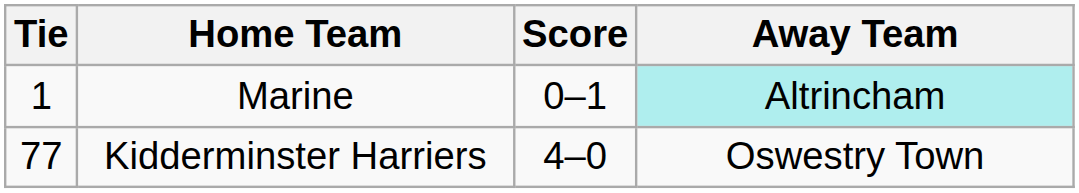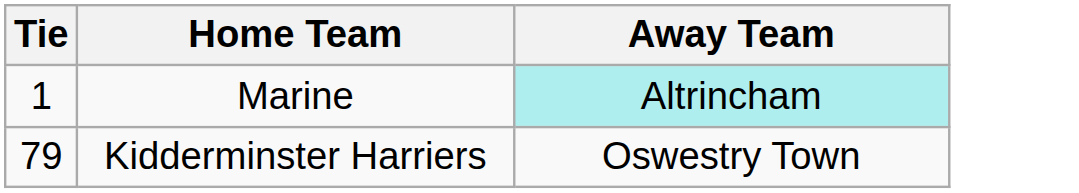- column: (575, 34)
(41, 156) 77 -> (41, 156) 79
